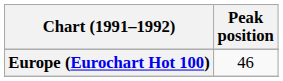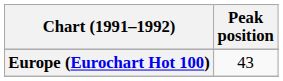(246, 62) 46 -> (246, 62) 43
